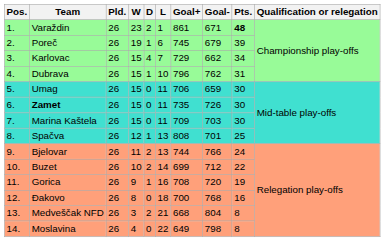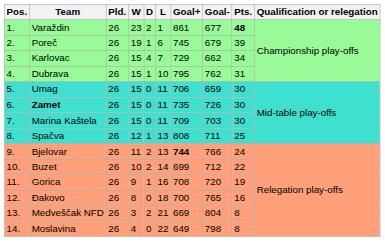(213, 27) 671 -> (213, 27) 677
(181, 74) 796 -> (181, 74) 795
(213, 136) 701 -> (213, 136) 711
(181, 151) normal -> (181, 151) bold
(213, 197) 768 -> (213, 197) 765
(181, 213) 668 -> (181, 213) 669
